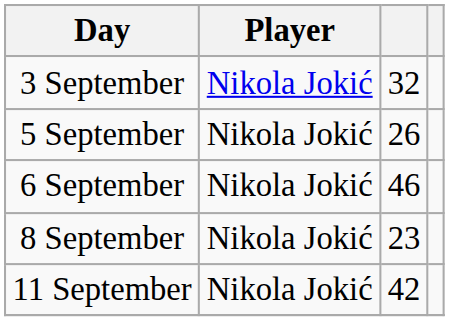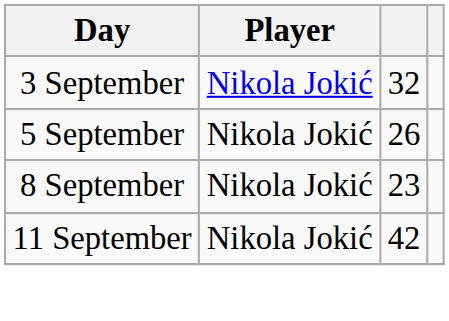- row: (102, 185)
